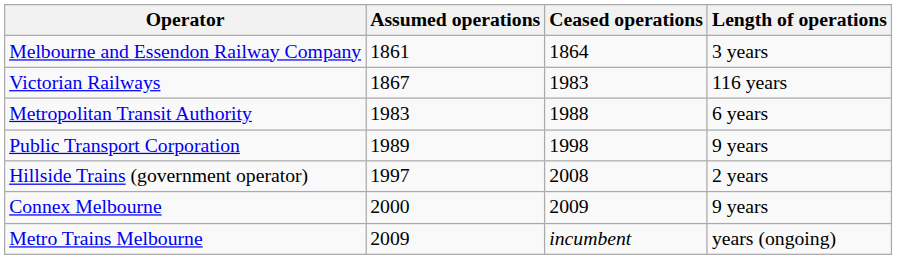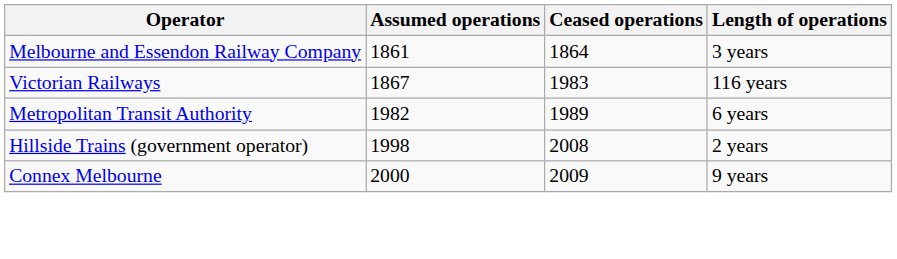(390, 113) 1983 -> (390, 113) 1982
(569, 113) 1988 -> (569, 113) 1989
- row: (125, 144)
(390, 176) 1997 -> (390, 144) 1998
- row: (106, 238)
